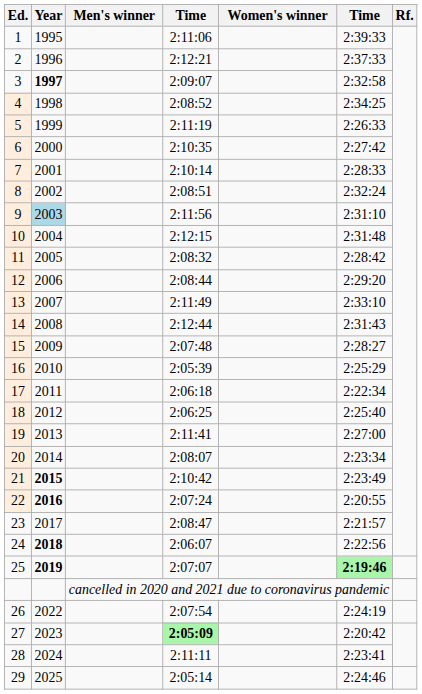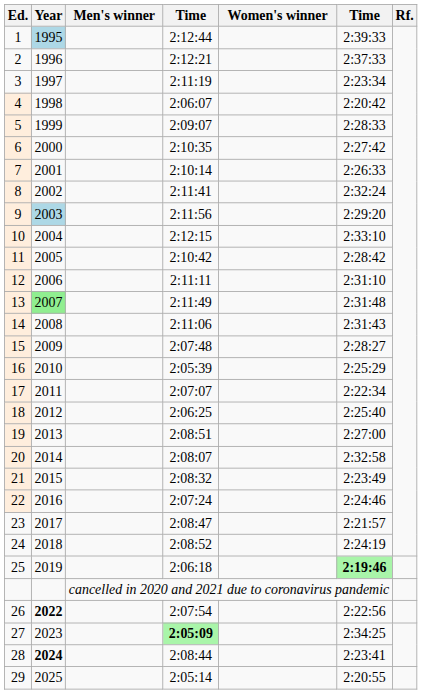(48, 37) no background -> (48, 37) lightblue background
(191, 37) 2:11:06 -> (191, 37) 2:12:44
(48, 81) bold -> (48, 81) normal
(191, 81) 2:09:07 -> (191, 81) 2:11:19
(364, 81) 2:32:58 -> (364, 81) 2:23:34
(191, 103) 2:08:52 -> (191, 103) 2:06:07
(364, 103) 2:34:25 -> (364, 103) 2:20:42
(191, 125) 2:11:19 -> (191, 125) 2:09:07
(364, 125) 2:26:33 -> (364, 125) 2:28:33
(364, 170) 2:28:33 -> (364, 170) 2:26:33
(191, 192) 2:08:51 -> (191, 192) 2:11:41
(364, 214) 2:31:10 -> (364, 214) 2:29:20
(364, 236) 2:31:48 -> (364, 236) 2:33:10
(191, 258) 2:08:32 -> (191, 258) 2:10:42
(191, 280) 2:08:44 -> (191, 280) 2:11:11
(364, 280) 2:29:20 -> (364, 280) 2:31:10
(48, 302) no background -> (48, 302) lightgreen background
(364, 302) 2:33:10 -> (364, 302) 2:31:48
(191, 324) 2:12:44 -> (191, 324) 2:11:06
(191, 390) 2:06:18 -> (191, 390) 2:07:07
(191, 434) 2:11:41 -> (191, 434) 2:08:51
(364, 457) 2:23:34 -> (364, 457) 2:32:58
(48, 479) bold -> (48, 479) normal
(191, 479) 2:10:42 -> (191, 479) 2:08:32
(48, 501) bold -> (48, 501) normal
(364, 501) 2:20:55 -> (364, 501) 2:24:46
(48, 545) bold -> (48, 545) normal
(191, 545) 2:06:07 -> (191, 545) 2:08:52
(364, 545) 2:22:56 -> (364, 545) 2:24:19
(48, 567) bold -> (48, 567) normal
(191, 567) 2:07:07 -> (191, 567) 2:06:18
(48, 611) normal -> (48, 611) bold
(364, 611) 2:24:19 -> (364, 611) 2:22:56
(364, 633) 2:20:42 -> (364, 633) 2:34:25
(48, 655) normal -> (48, 655) bold
(191, 655) 2:11:11 -> (191, 655) 2:08:44
(364, 677) 2:24:46 -> (364, 677) 2:20:55
